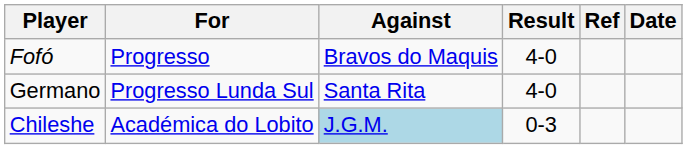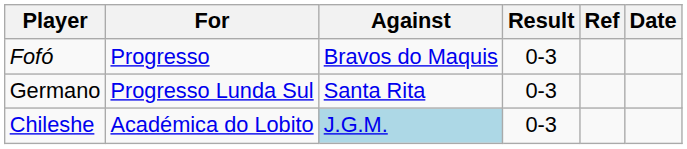(541, 56) 4-0 -> (541, 56) 0-3
(541, 90) 4-0 -> (541, 90) 0-3
